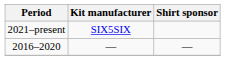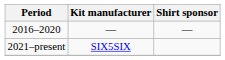rows swapped: (36, 47) <-> (36, 30)
